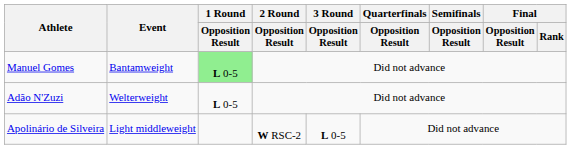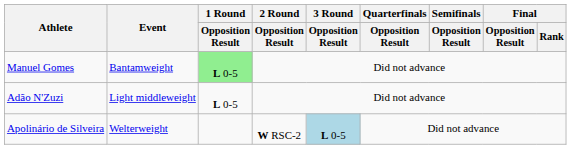(139, 98) Welterweight -> (153, 98) Light middleweight
(153, 129) Light middleweight -> (139, 129) Welterweight
(333, 136) no background -> (333, 136) lightblue background
